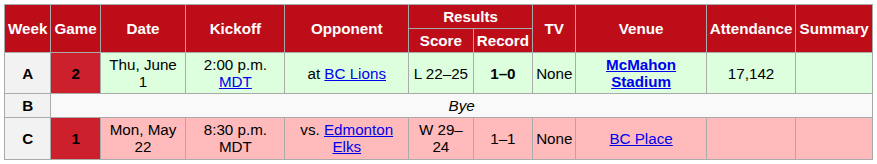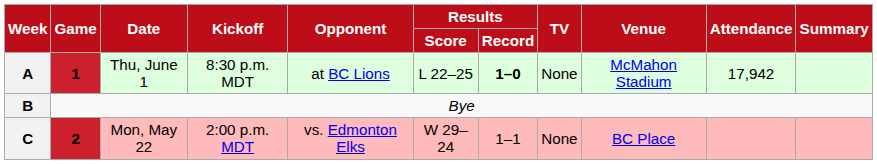(76, 73) 2 -> (76, 73) 1
(235, 73) 2:00 p.m. MDT -> (238, 73) 8:30 p.m. MDT
(641, 73) bold -> (644, 73) normal
(751, 73) 17,142 -> (751, 73) 17,942
(76, 138) 1 -> (76, 138) 2
(235, 138) 8:30 p.m. MDT -> (238, 138) 2:00 p.m. MDT
